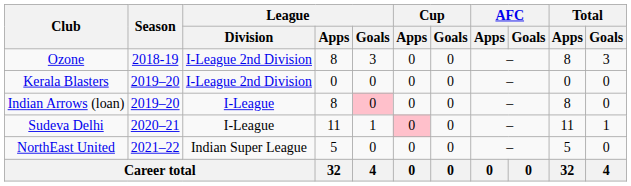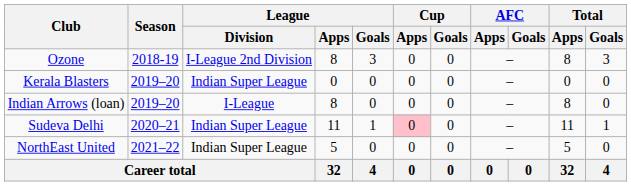(249, 81) I-League 2nd Division -> (249, 81) Indian Super League
(373, 103) pink background -> (373, 103) no background
(249, 125) I-League -> (249, 125) Indian Super League
